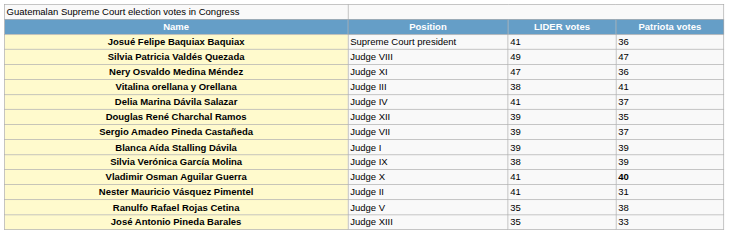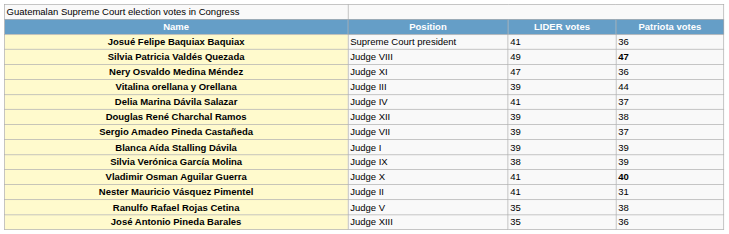(623, 57) normal -> (623, 57) bold
(516, 87) 38 -> (516, 87) 39
(623, 87) 41 -> (623, 87) 44
(623, 117) 35 -> (623, 117) 38
(623, 222) 33 -> (623, 222) 36
